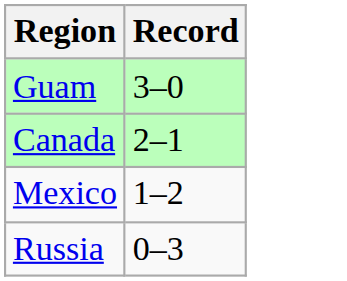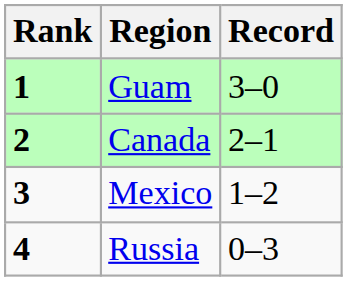+ column: (53, 31)
